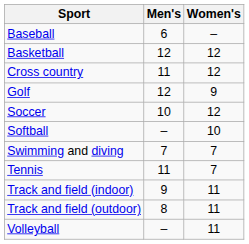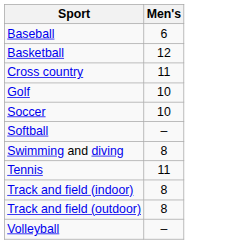- column: (214, 14)
(164, 92) 12 -> (164, 92) 10
(164, 151) 7 -> (164, 151) 8
(164, 190) 9 -> (164, 190) 8
